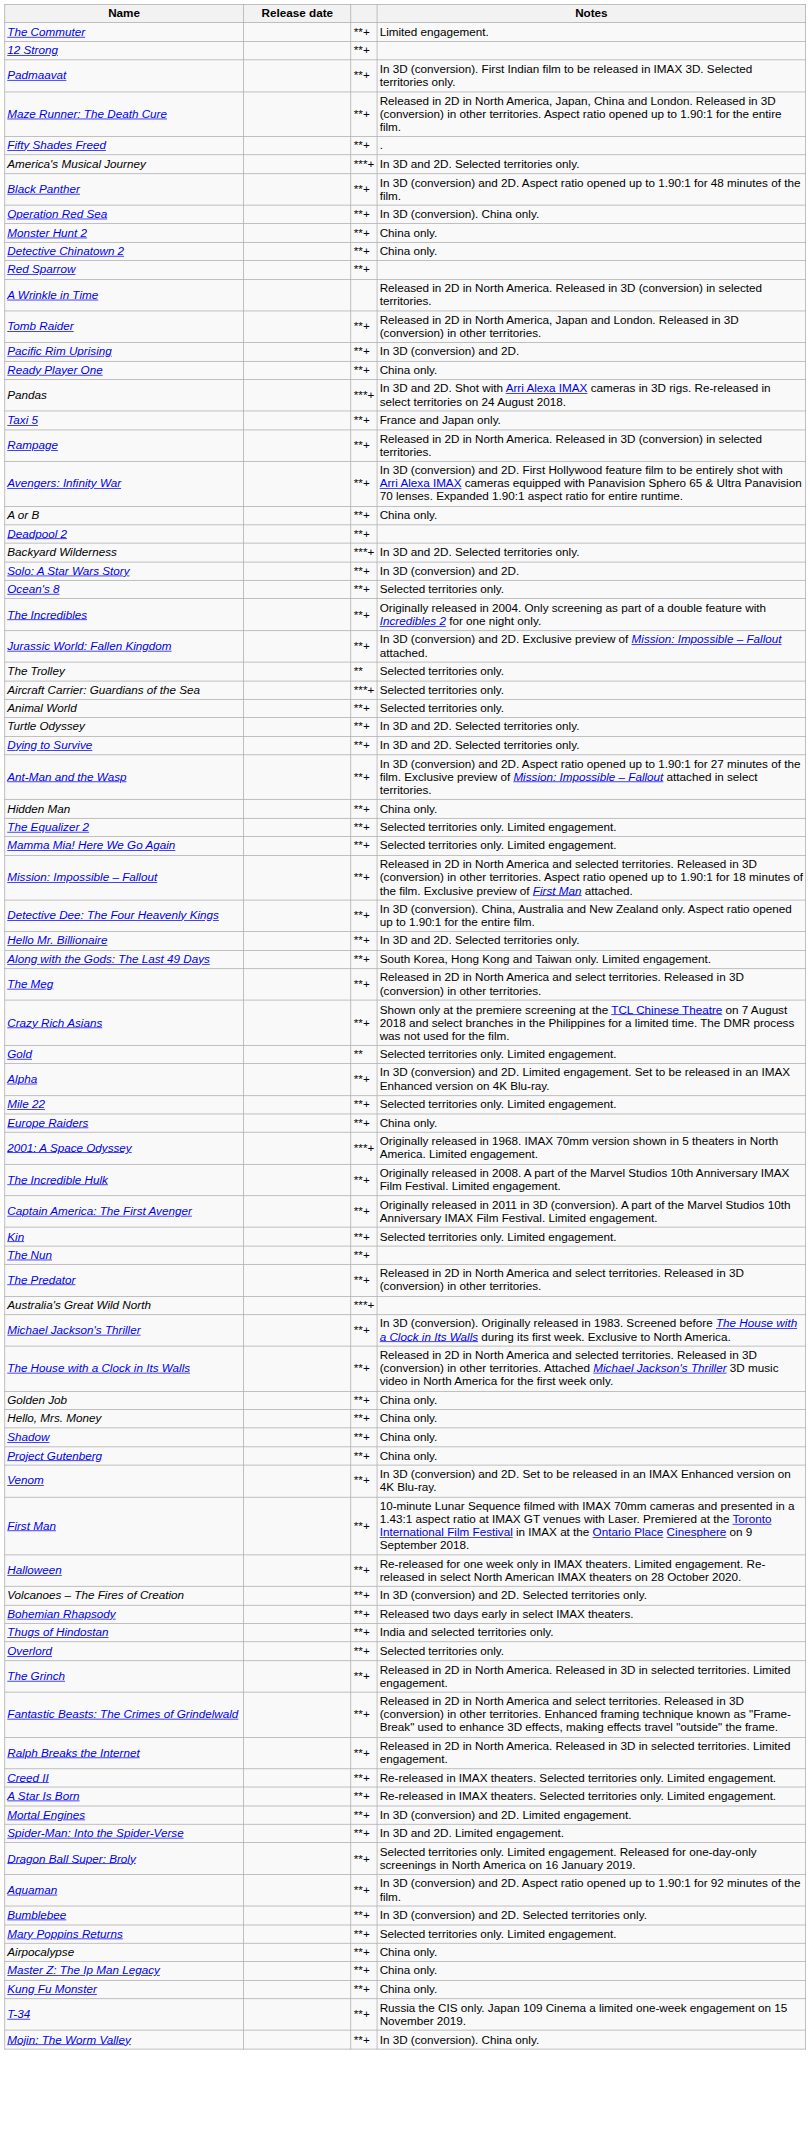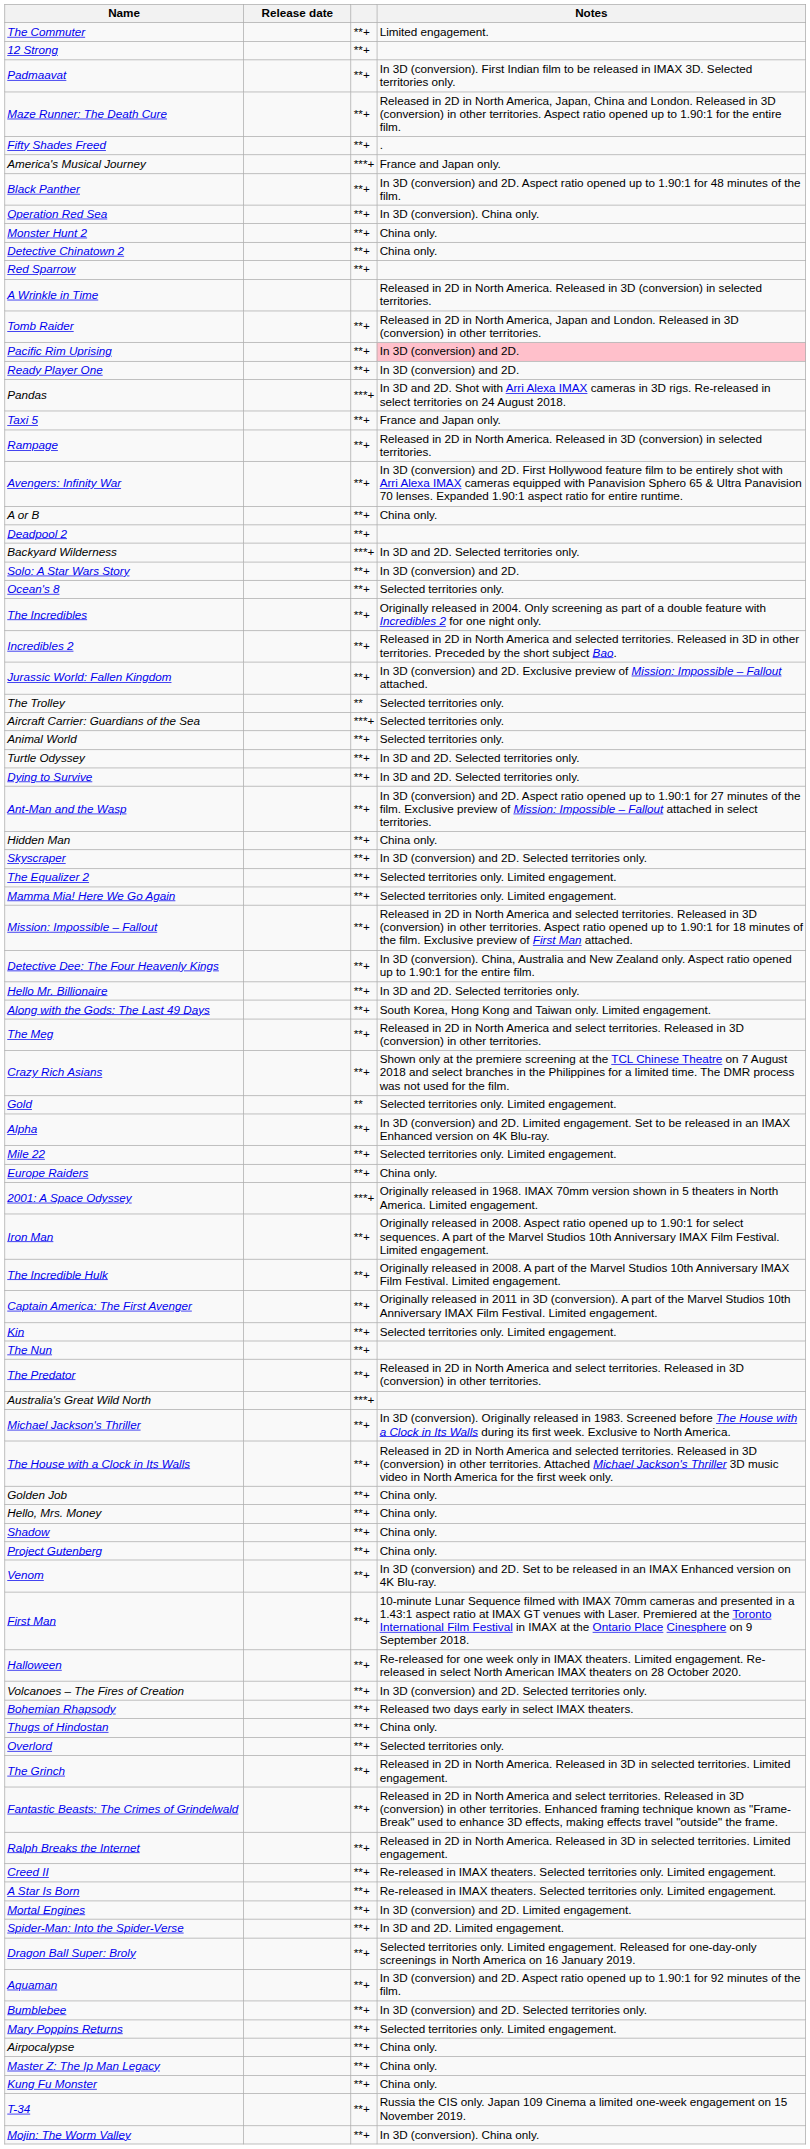(480, 164) In 3D and 2D. Selected territories only. -> (440, 164) France and Japan only.
(449, 351) no background -> (449, 351) pink background
(408, 370) China only. -> (449, 370) In 3D (conversion) and 2D.
+ row: (40, 646)
+ row: (36, 859)
+ row: (30, 1236)
(467, 1632) India and selected territories only. -> (408, 1727) China only.
